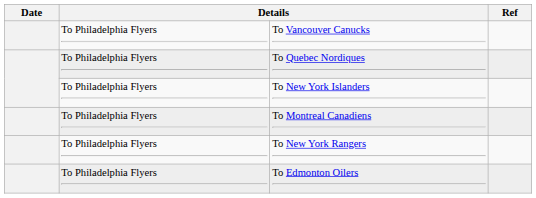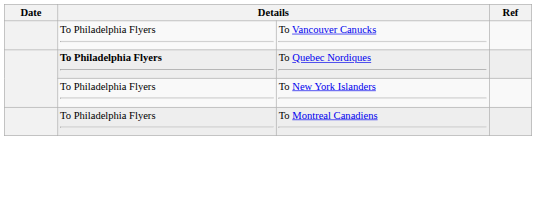(164, 61) normal -> (167, 61) bold
- row: (379, 147)
- row: (379, 176)
